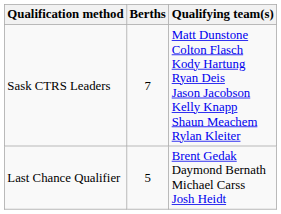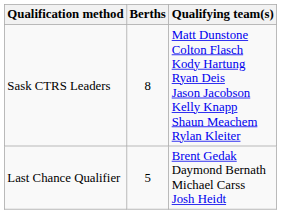(148, 85) 7 -> (148, 85) 8
